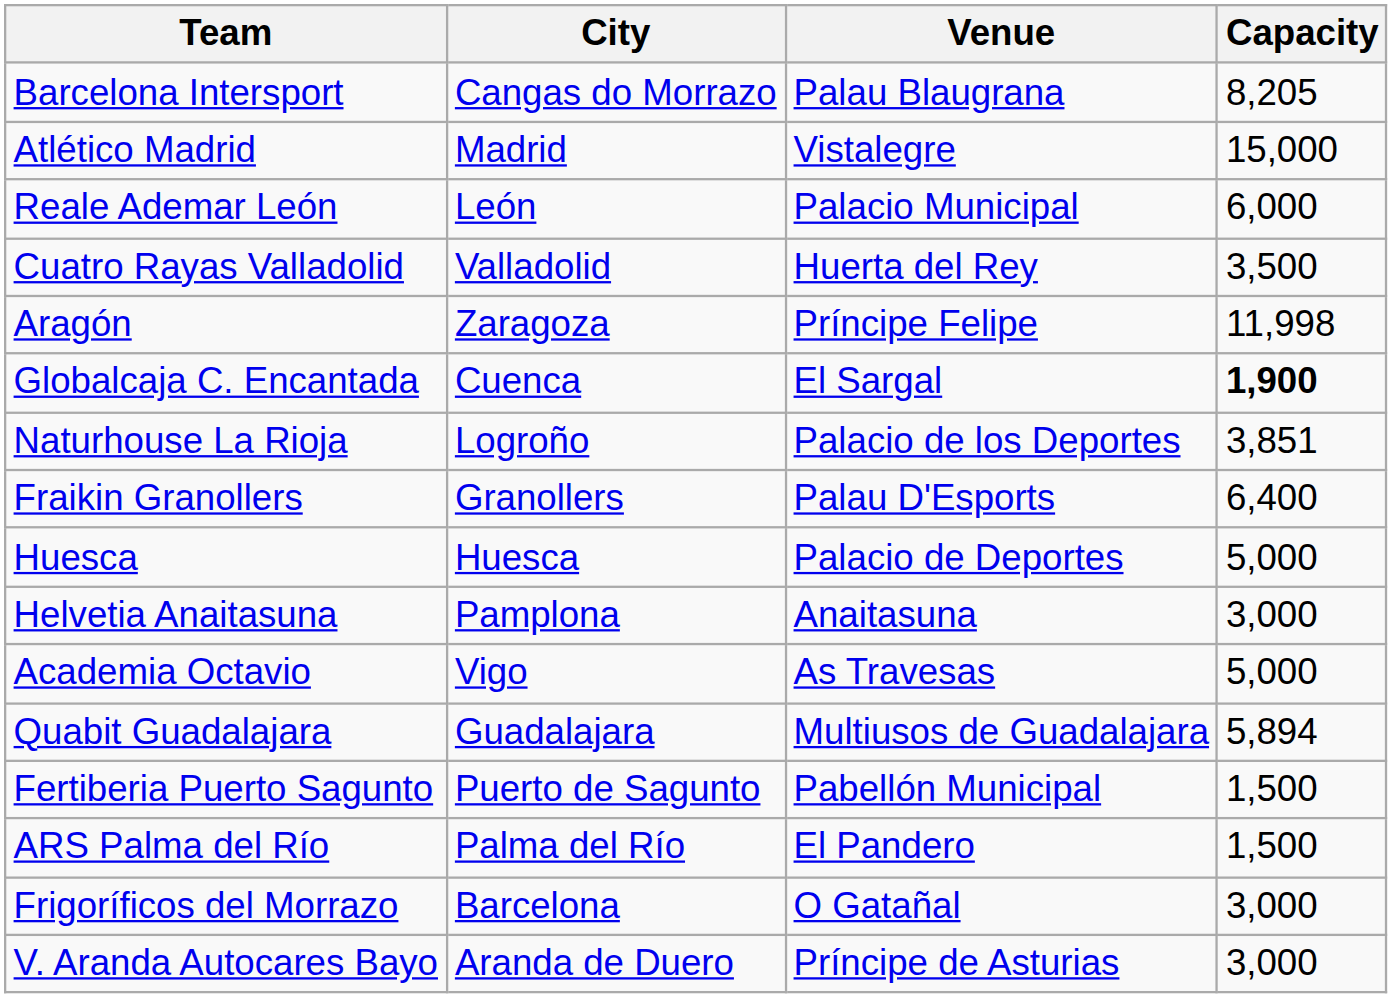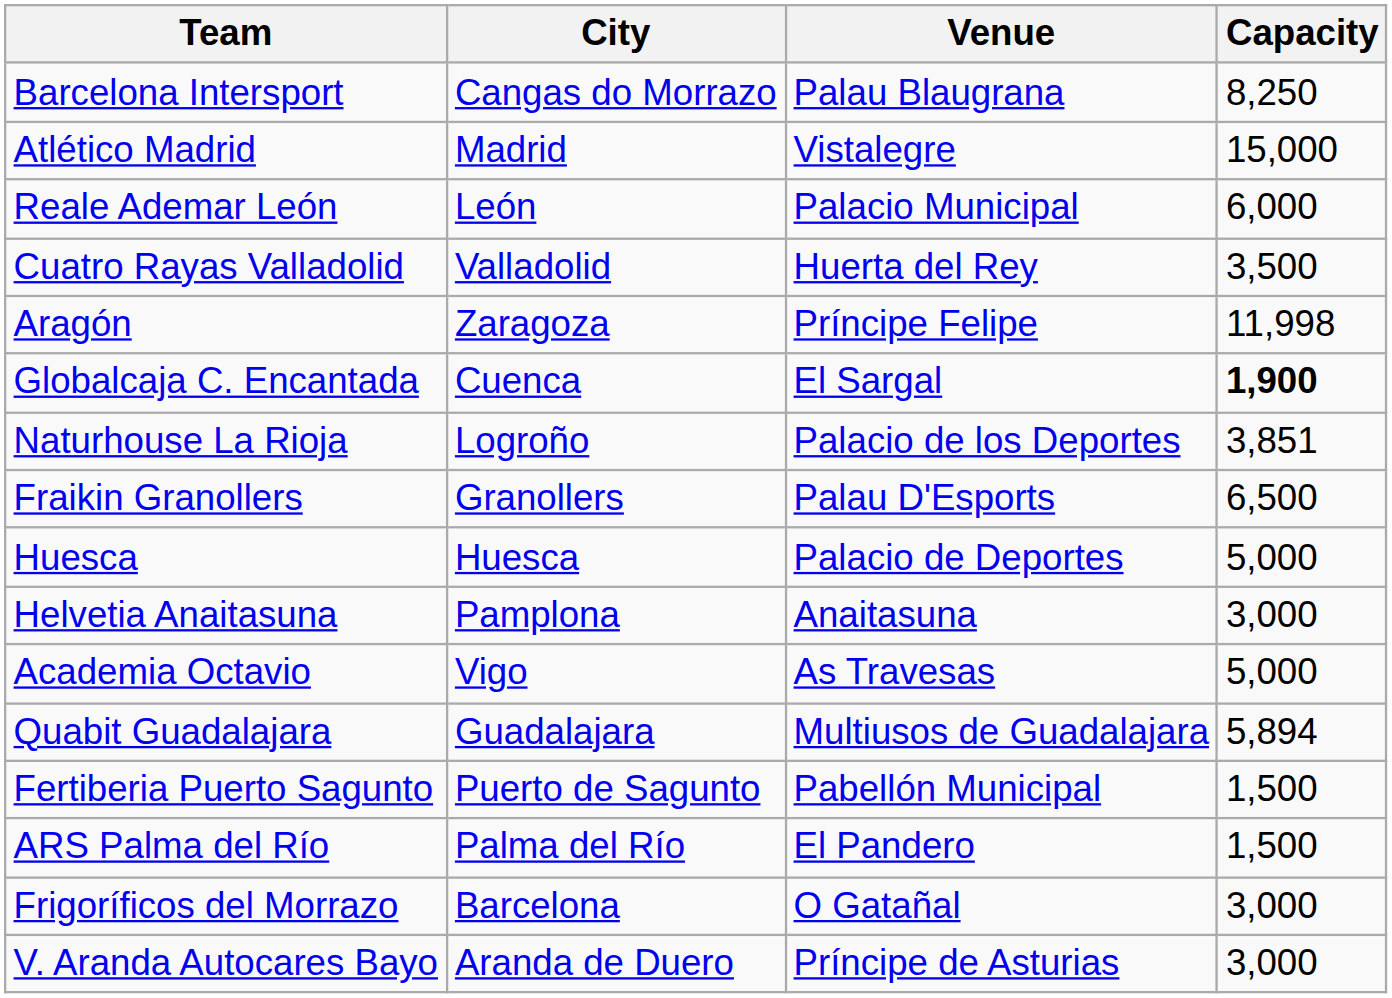(1272, 91) 8,205 -> (1272, 91) 8,250
(1272, 498) 6,400 -> (1272, 498) 6,500
